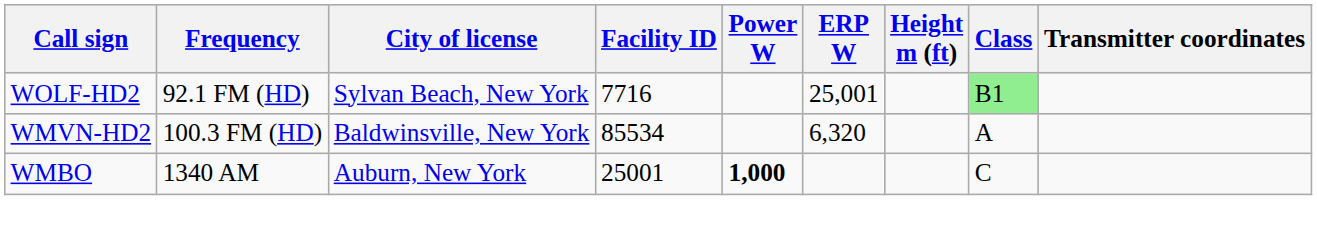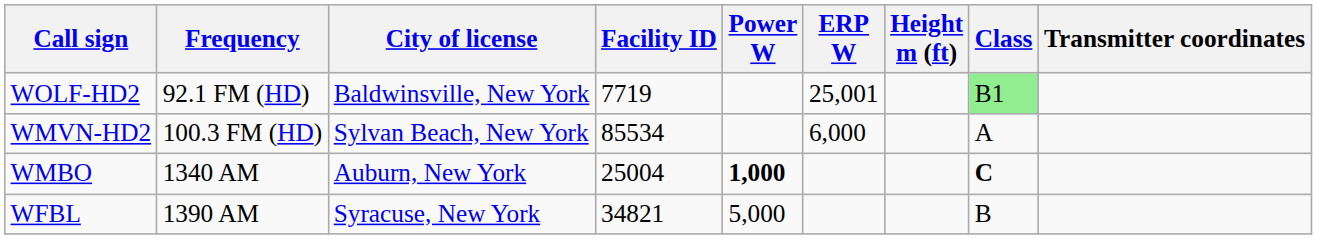(461, 93) Sylvan Beach, New York -> (462, 93) Baldwinsville, New York
(626, 93) 7716 -> (626, 93) 7719
(462, 133) Baldwinsville, New York -> (461, 133) Sylvan Beach, New York
(837, 133) 6,320 -> (837, 133) 6,000
(633, 173) 25001 -> (633, 173) 25004
(983, 173) normal -> (984, 173) bold
+ row: (46, 213)
